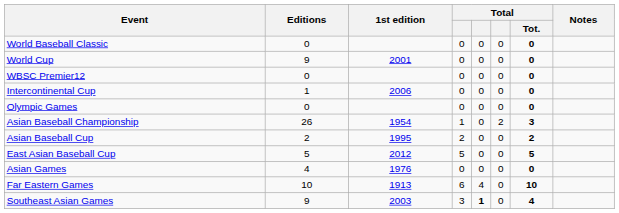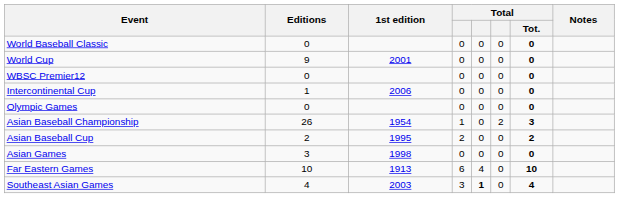- row: (61, 154)
(307, 170) 4 -> (307, 154) 3
(400, 170) 1976 -> (400, 154) 1998
(307, 201) 9 -> (307, 185) 4
